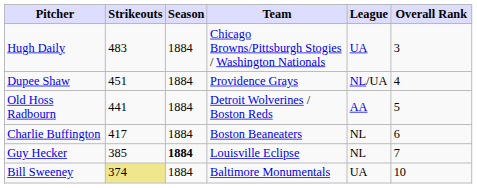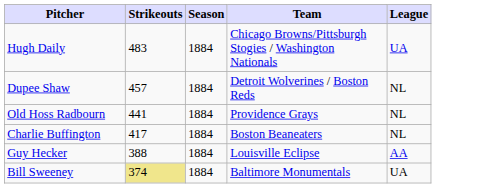- column: (431, 14)
(118, 81) 451 -> (138, 87) 457
(254, 81) Providence Grays -> (299, 87) Detroit Wolverines / Boston Reds
(368, 81) NL/UA -> (398, 87) NL
(260, 107) Detroit Wolverines / Boston Reds -> (274, 114) Providence Grays
(359, 107) AA -> (398, 114) NL
(118, 153) 385 -> (138, 153) 388
(180, 153) bold -> (200, 153) normal
(358, 153) NL -> (399, 153) AA
